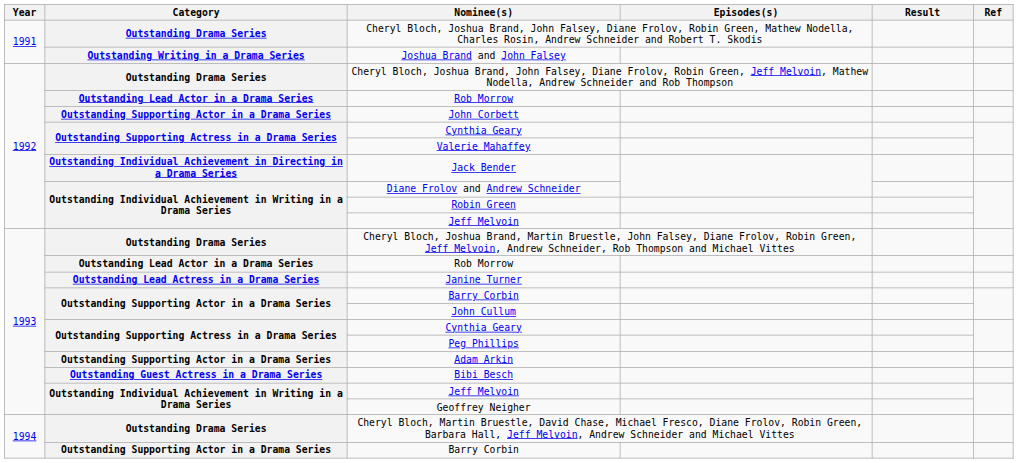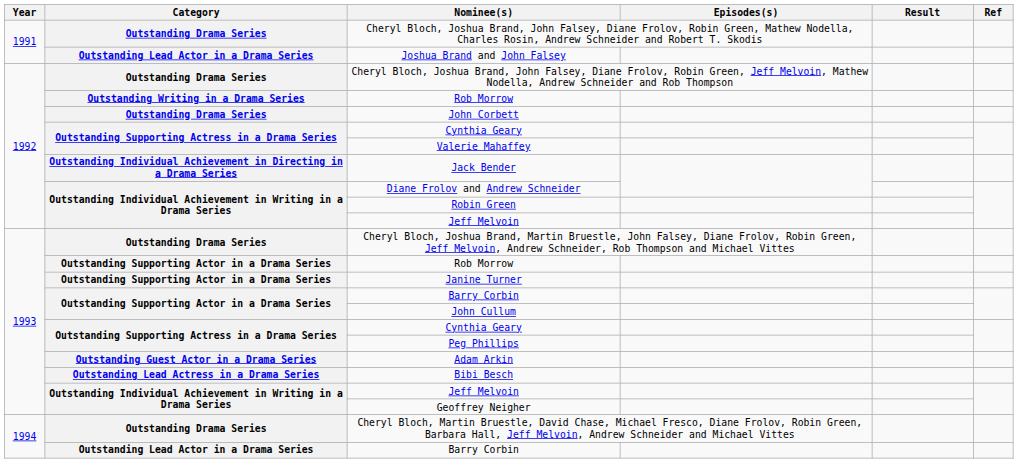(196, 55) Outstanding Writing in a Drama Series -> (196, 55) Outstanding Lead Actor in a Drama Series
(196, 98) Outstanding Lead Actor in a Drama Series -> (196, 98) Outstanding Writing in a Drama Series
(196, 114) Outstanding Supporting Actor in a Drama Series -> (196, 114) Outstanding Drama Series
(196, 264) Outstanding Lead Actor in a Drama Series -> (196, 264) Outstanding Supporting Actor in a Drama Series
(196, 280) Outstanding Lead Actress in a Drama Series -> (196, 280) Outstanding Supporting Actor in a Drama Series
(196, 359) Outstanding Supporting Actor in a Drama Series -> (196, 359) Outstanding Guest Actor in a Drama Series
(196, 375) Outstanding Guest Actress in a Drama Series -> (196, 375) Outstanding Lead Actress in a Drama Series
(196, 450) Outstanding Supporting Actor in a Drama Series -> (196, 450) Outstanding Lead Actor in a Drama Series
